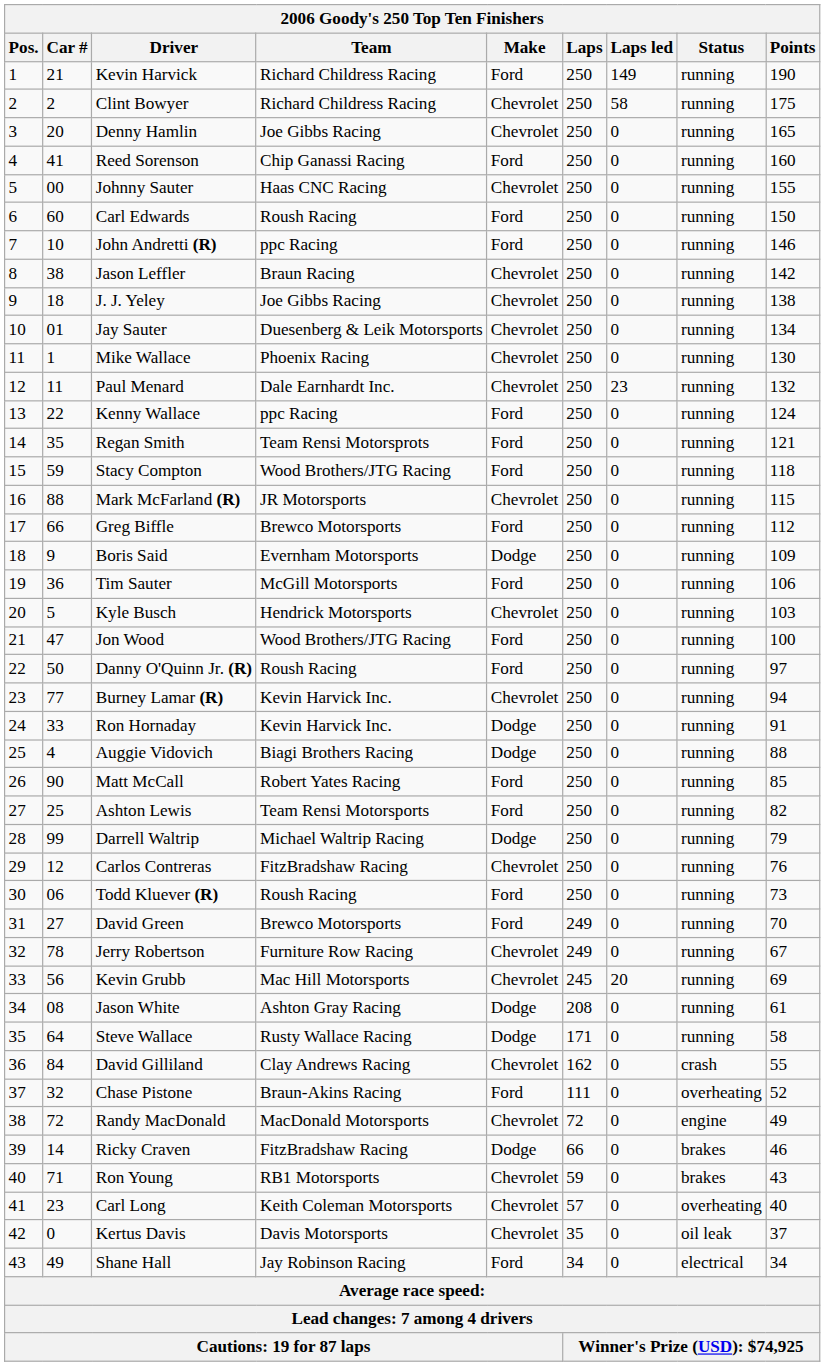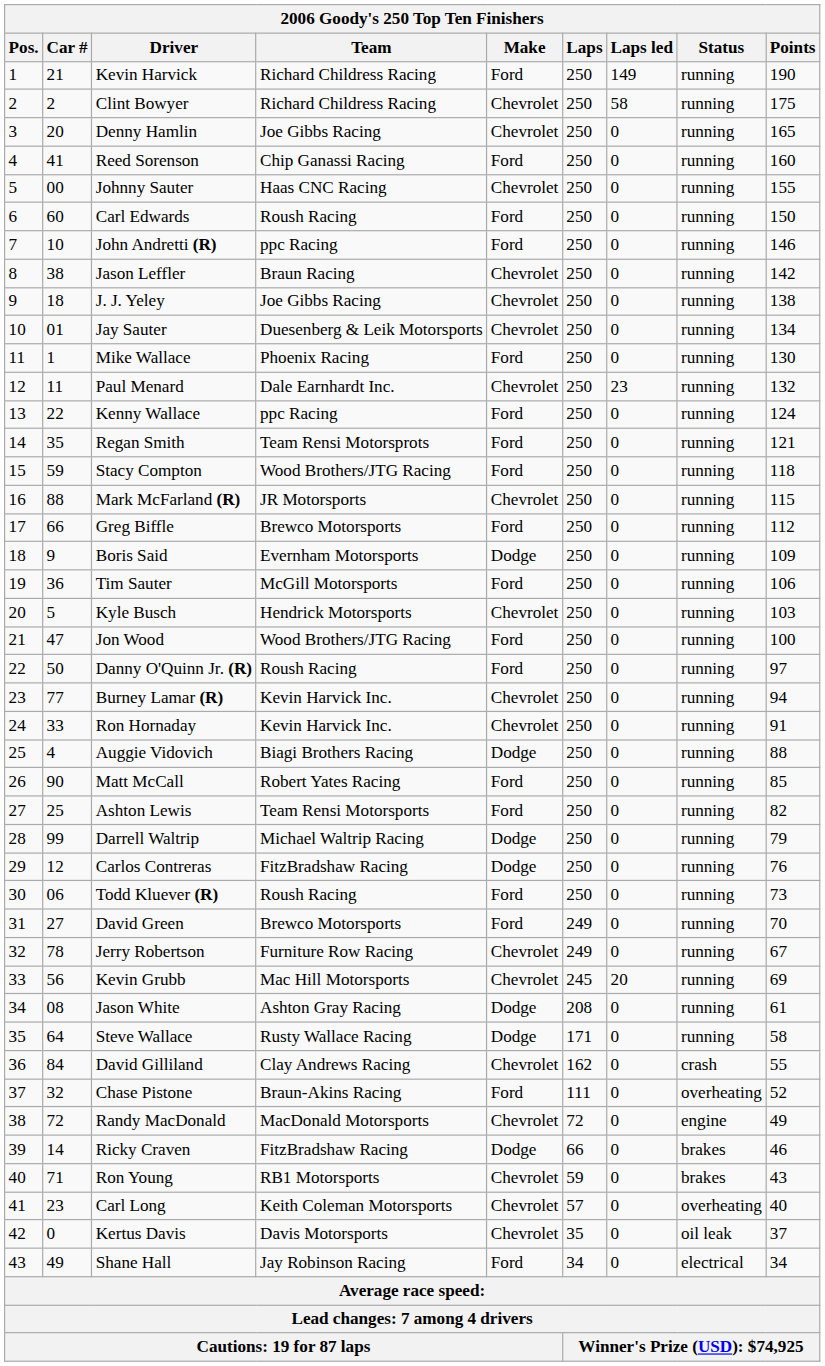(525, 358) Chevrolet -> (507, 358) Ford
(514, 725) Dodge -> (525, 725) Chevrolet
(525, 866) Chevrolet -> (514, 866) Dodge
